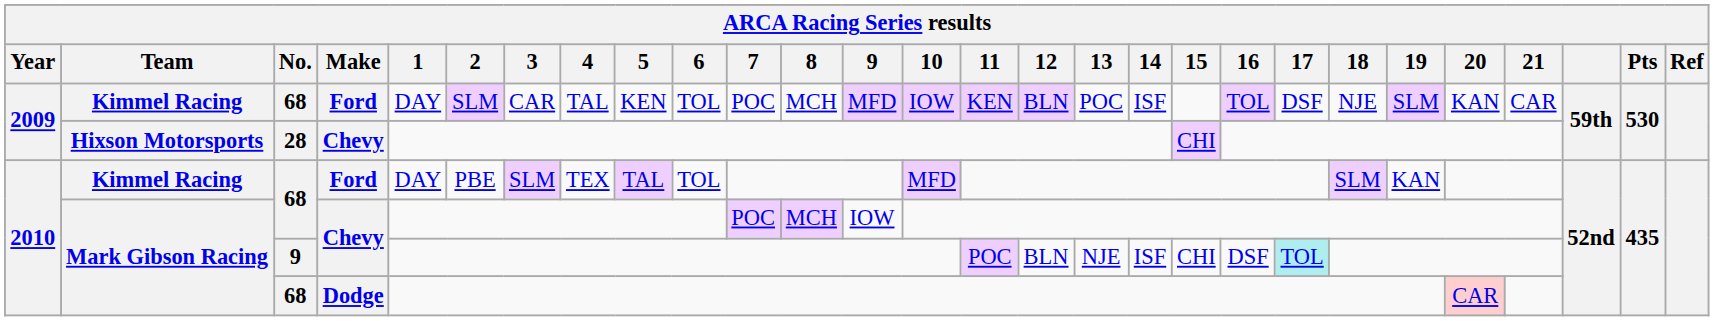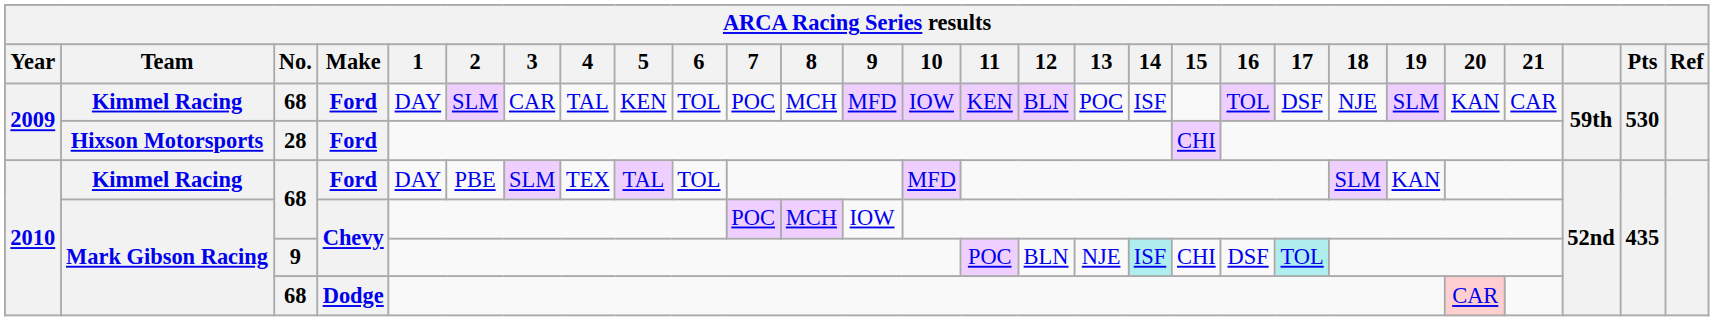(353, 140) Chevy -> (353, 140) Ford
(1150, 257) no background -> (1150, 257) paleturquoise background
